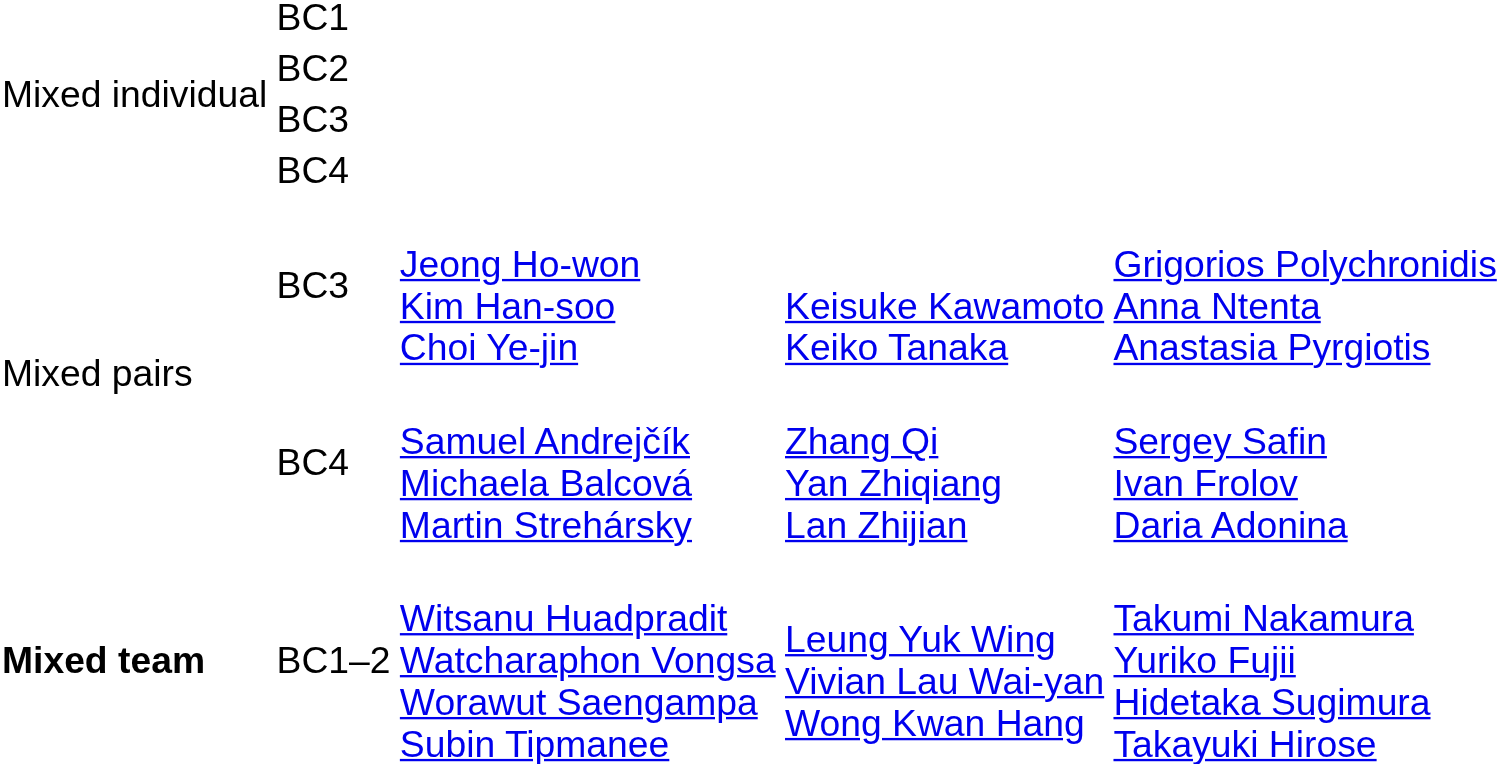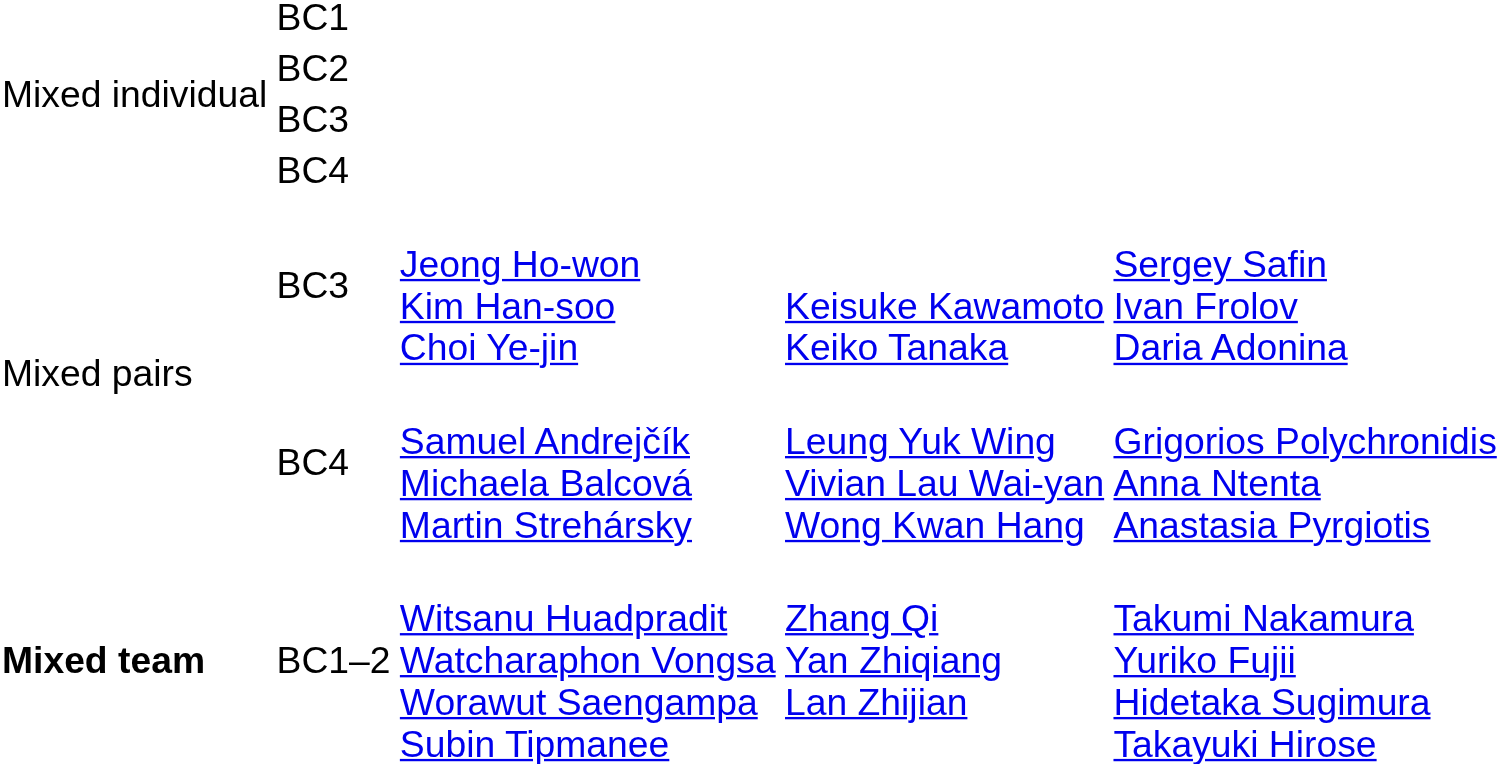(1305, 306) Grigorios Polychronidis Anna Ntenta Anastasia Pyrgiotis -> (1231, 306) Sergey Safin Ivan Frolov Daria Adonina
(893, 483) Zhang Qi Yan Zhiqiang Lan Zhijian -> (945, 483) Leung Yuk Wing Vivian Lau Wai-yan Wong Kwan Hang
(1231, 483) Sergey Safin Ivan Frolov Daria Adonina -> (1305, 483) Grigorios Polychronidis Anna Ntenta Anastasia Pyrgiotis
(945, 681) Leung Yuk Wing Vivian Lau Wai-yan Wong Kwan Hang -> (893, 660) Zhang Qi Yan Zhiqiang Lan Zhijian
